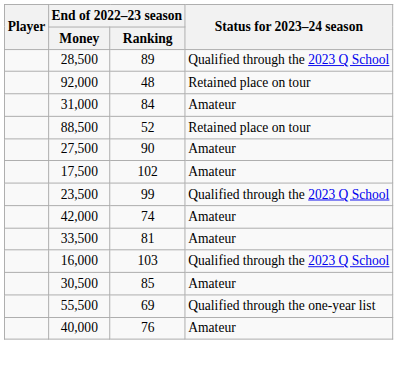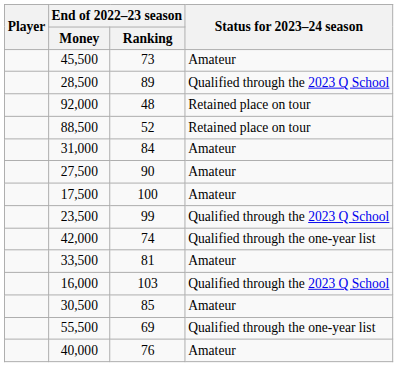+ row: (79, 60)
rows swapped: (79, 127) <-> (79, 105)
(148, 172) 102 -> (148, 194) 100
(212, 216) Amateur -> (282, 239) Qualified through the one-year list
